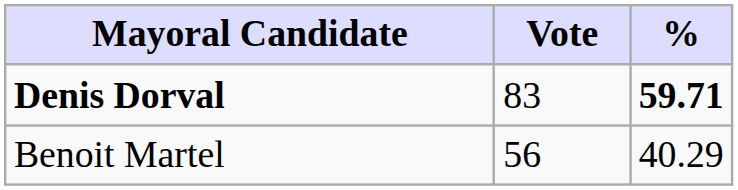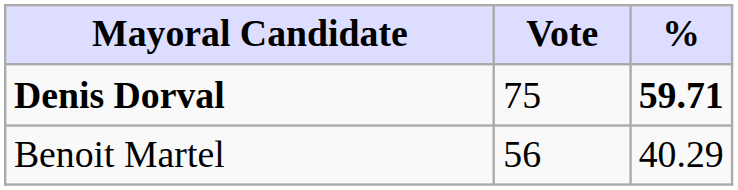(522, 94) 83 -> (522, 94) 75
